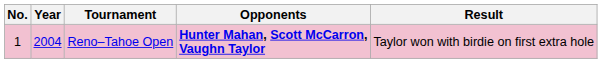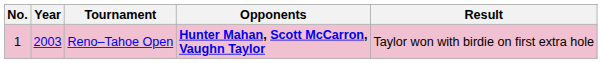(48, 42) 2004 -> (48, 42) 2003
